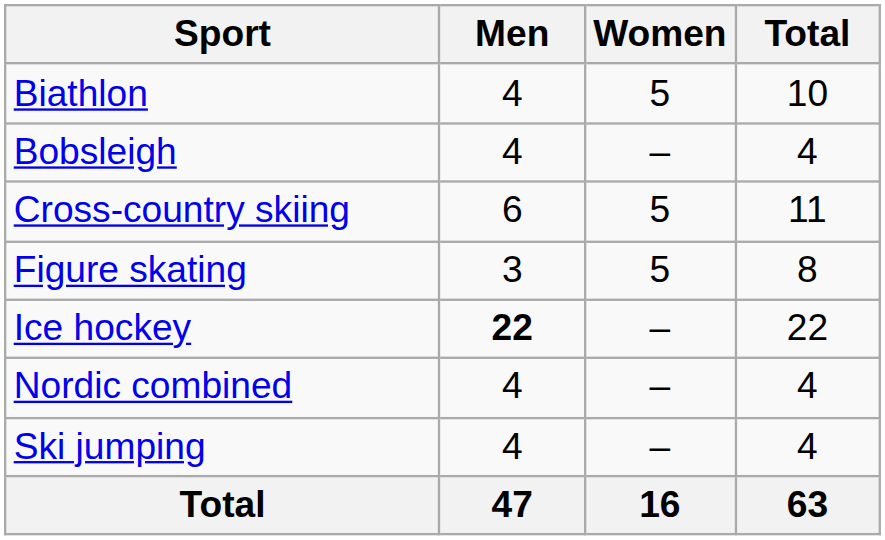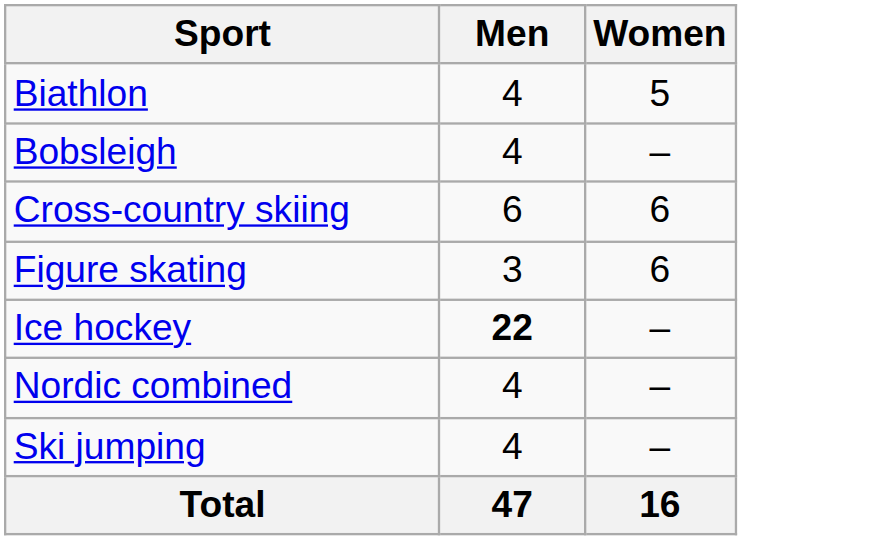- column: (807, 33)
(660, 210) 5 -> (660, 210) 6
(660, 269) 5 -> (660, 269) 6
